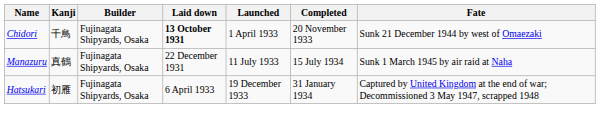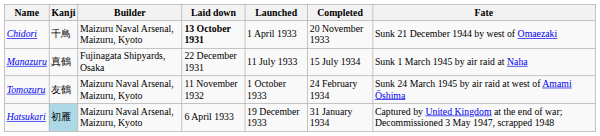(114, 34) Fujinagata Shipyards, Osaka -> (127, 34) Maizuru Naval Arsenal, Maizuru, Kyoto
+ row: (26, 90)
(61, 90) no background -> (61, 118) lightblue background
(114, 90) Fujinagata Shipyards, Osaka -> (127, 118) Maizuru Naval Arsenal, Maizuru, Kyoto
